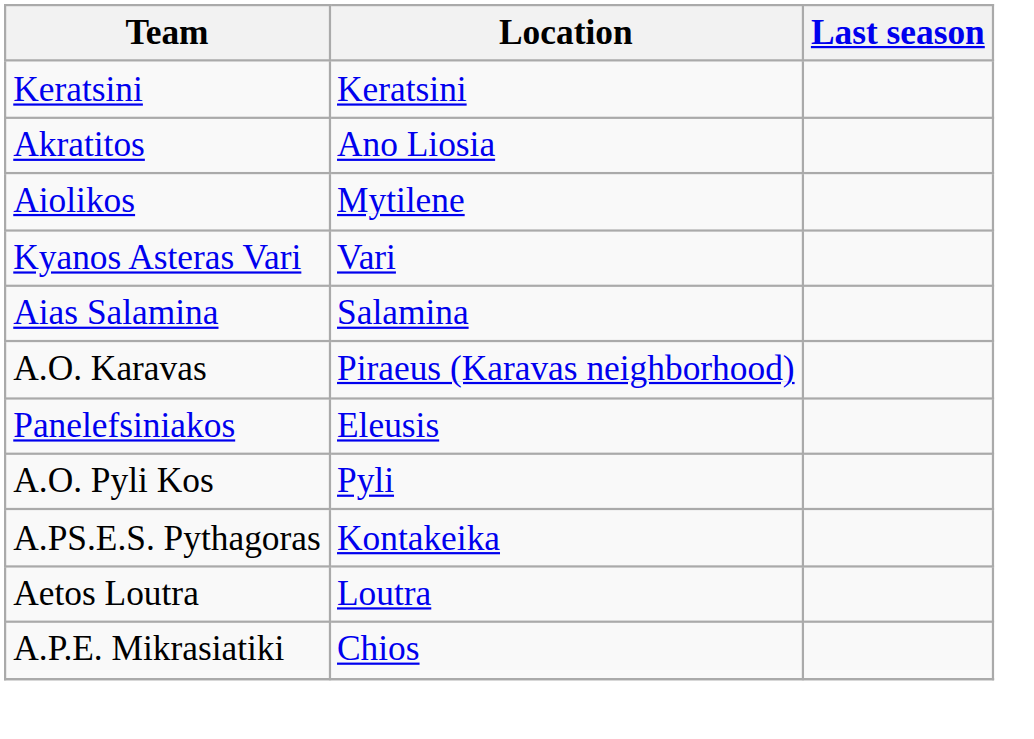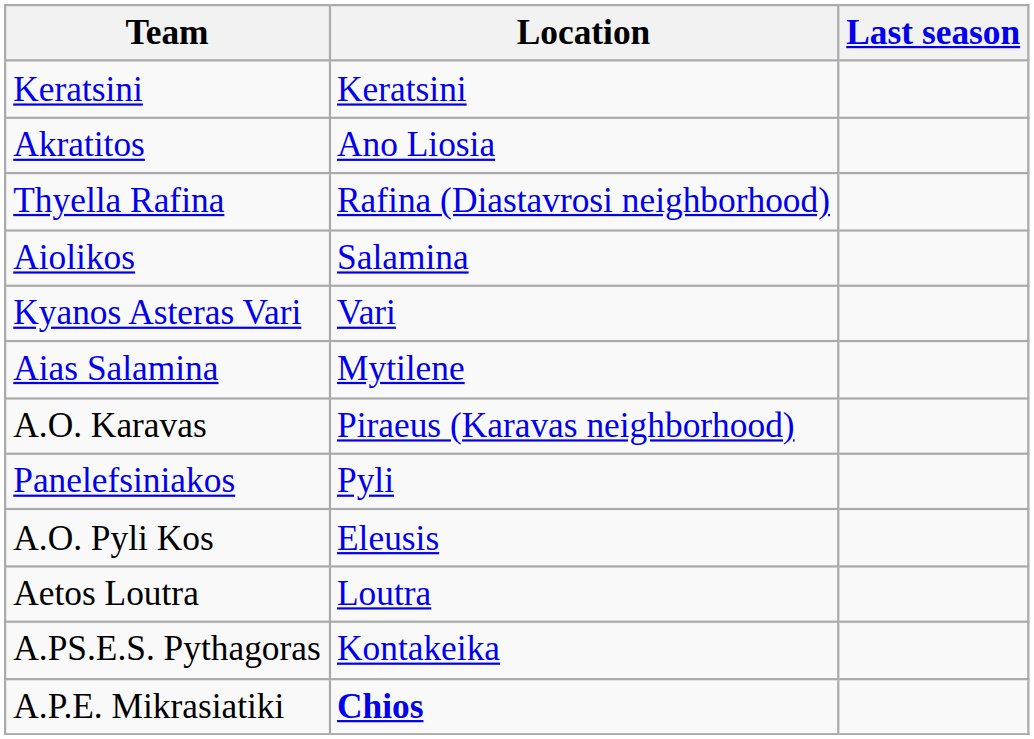+ row: (119, 200)
(401, 200) Mytilene -> (403, 256) Salamina
(403, 312) Salamina -> (401, 369) Mytilene
(388, 425) Eleusis -> (366, 481) Pyli
(366, 481) Pyli -> (388, 537) Eleusis
rows swapped: (106, 593) <-> (167, 537)
(378, 649) normal -> (380, 705) bold
